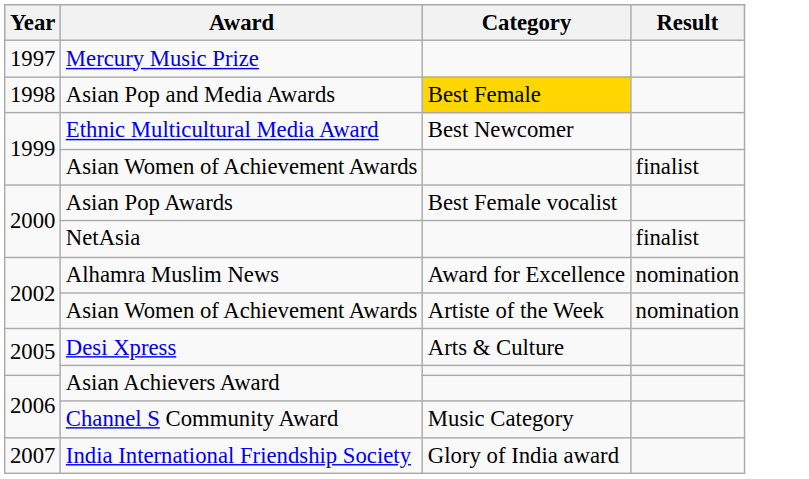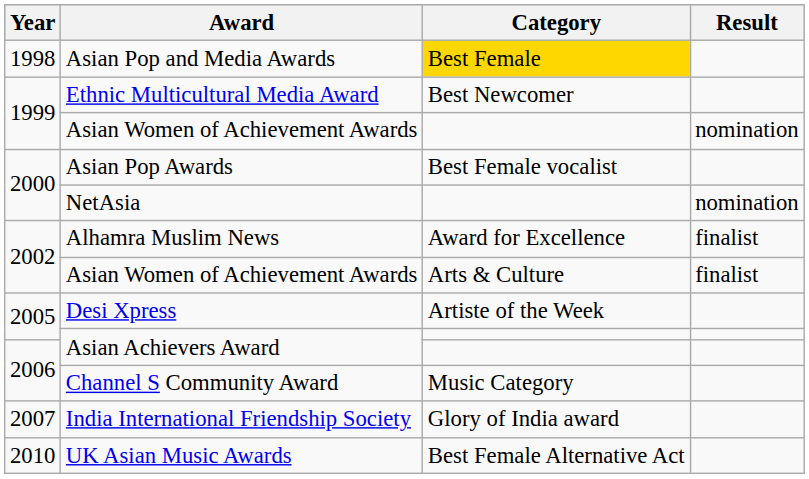- row: (33, 58)
(667, 166) finalist -> (747, 130) nomination
(667, 238) finalist -> (747, 202) nomination
(687, 274) nomination -> (727, 238) finalist
(516, 310) Artiste of the Week -> (496, 274) Arts & Culture
(687, 310) nomination -> (727, 274) finalist
(496, 346) Arts & Culture -> (516, 310) Artiste of the Week
+ row: (33, 454)
